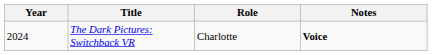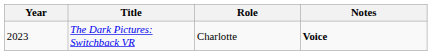(18, 36) 2024 -> (18, 36) 2023
